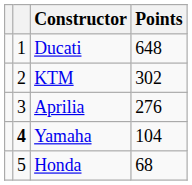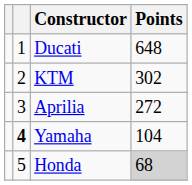(148, 107) 276 -> (148, 107) 272
(144, 165) no background -> (144, 165) lightgrey background
